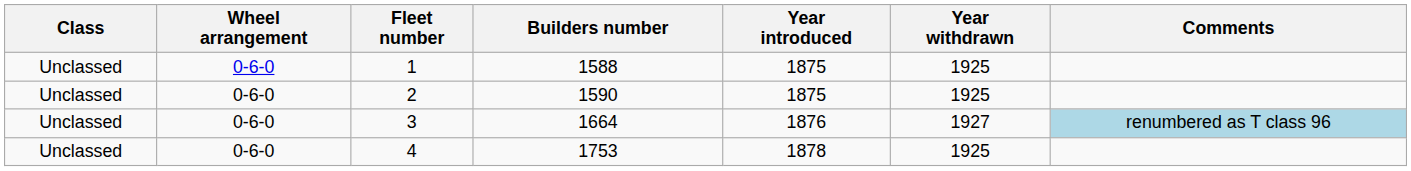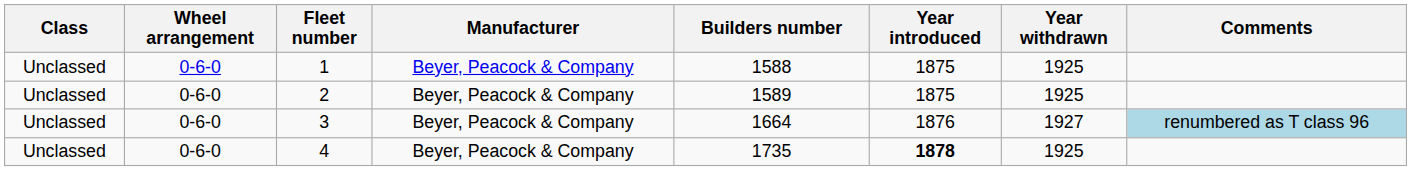+ column: (523, 28)
(598, 94) 1590 -> (772, 94) 1589
(598, 151) 1753 -> (772, 151) 1735
(806, 151) normal -> (935, 151) bold
